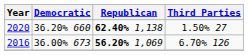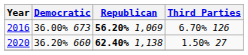rows swapped: (18, 27) <-> (18, 43)
